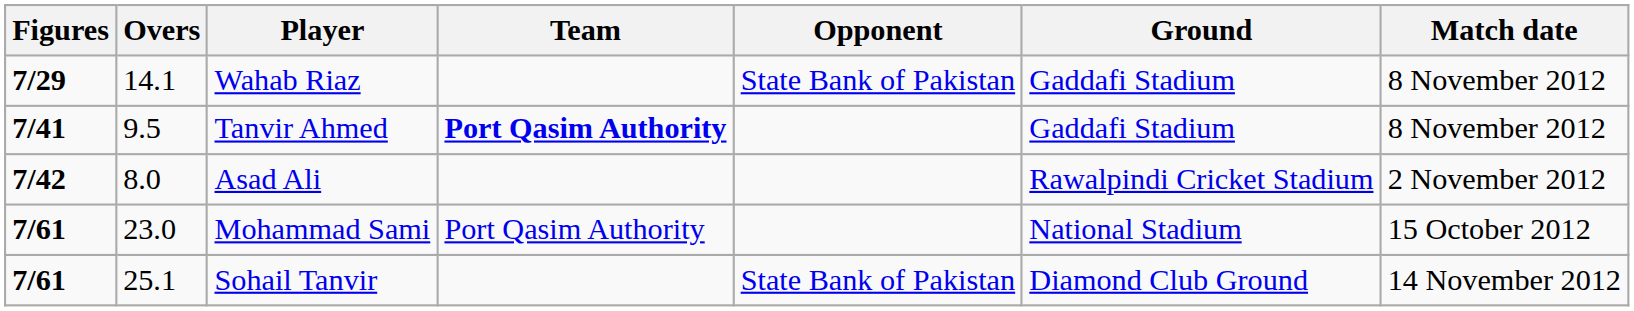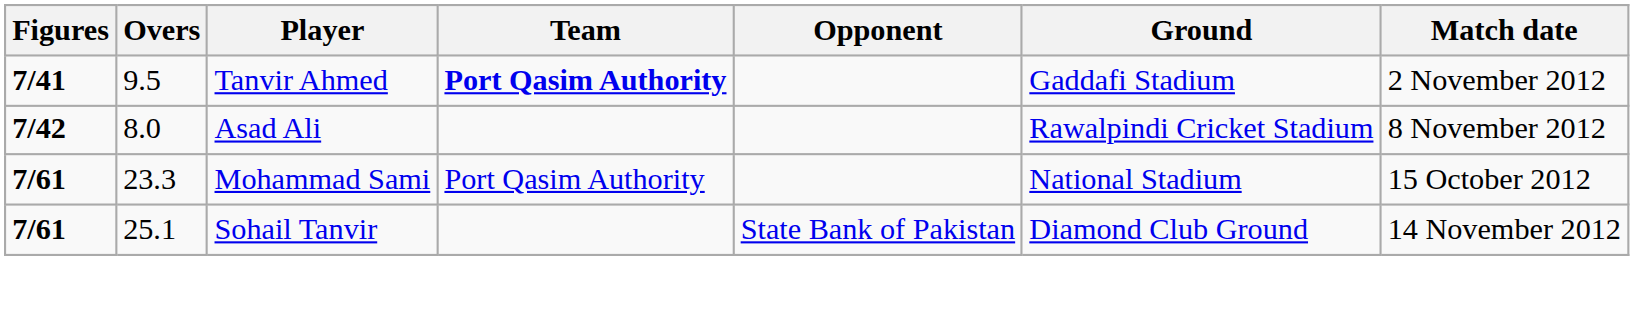- row: (288, 79)
(1497, 129) 8 November 2012 -> (1497, 79) 2 November 2012
(1497, 179) 2 November 2012 -> (1497, 129) 8 November 2012
(150, 229) 23.0 -> (150, 179) 23.3
